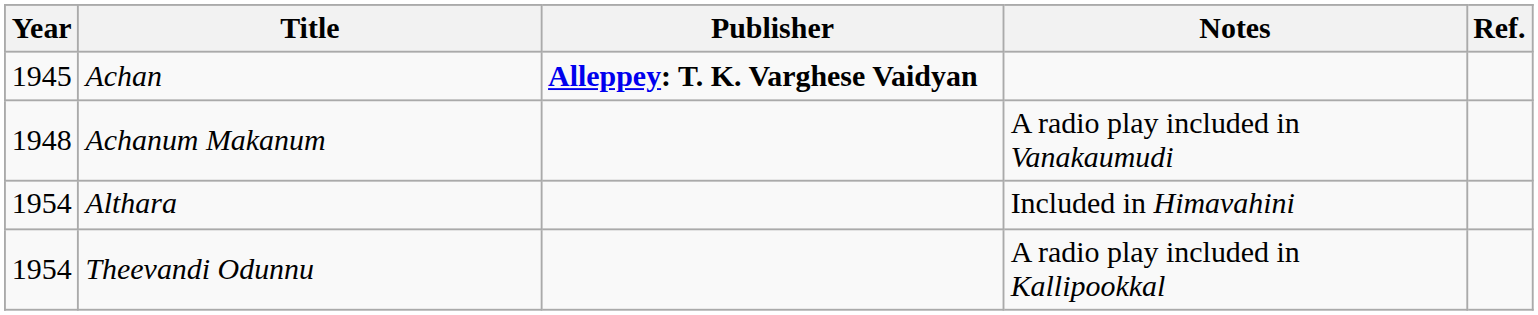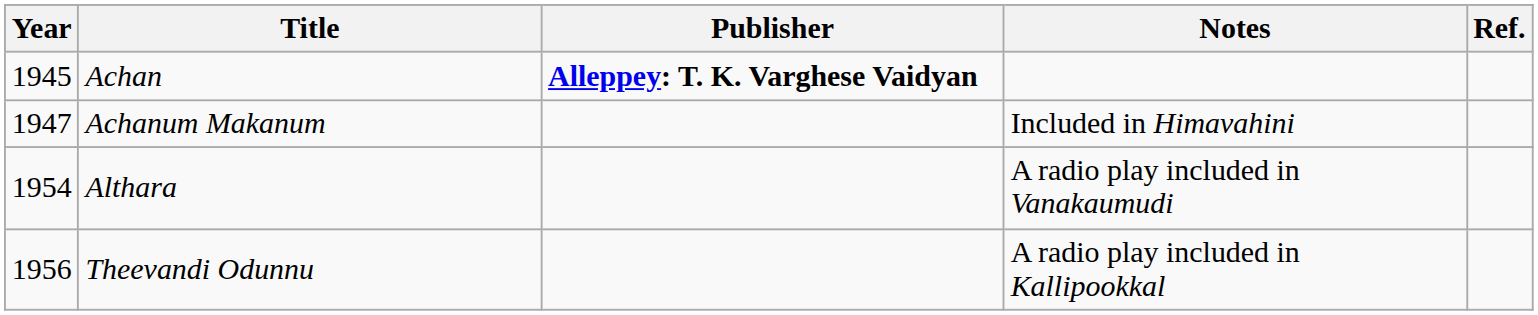(42, 139) 1948 -> (42, 123) 1947
(1155, 139) A radio play included in Vanakaumudi -> (1153, 123) Included in Himavahini
(1153, 204) Included in Himavahini -> (1155, 187) A radio play included in Vanakaumudi
(42, 268) 1954 -> (42, 268) 1956
